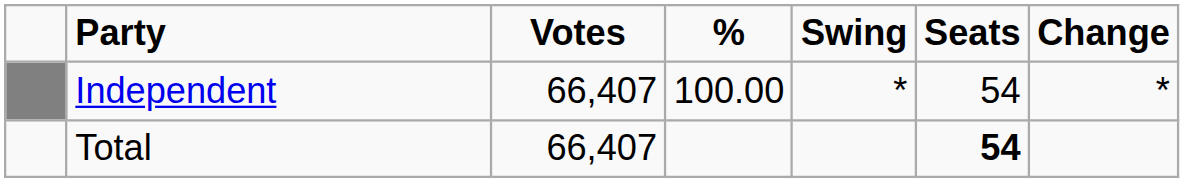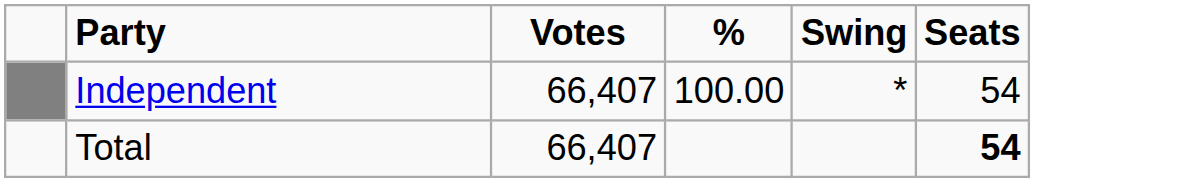- column: (1104, 33)
